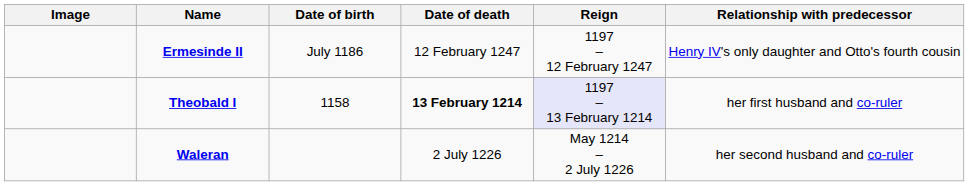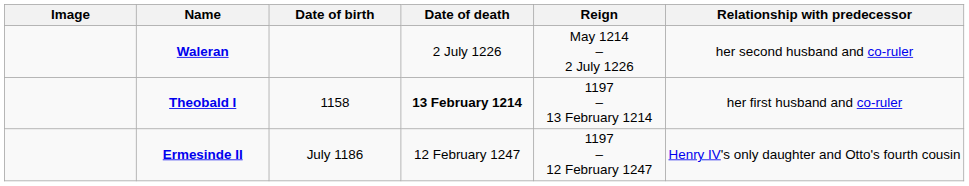rows swapped: (203, 51) <-> (203, 154)
(599, 103) lavender background -> (599, 103) no background
